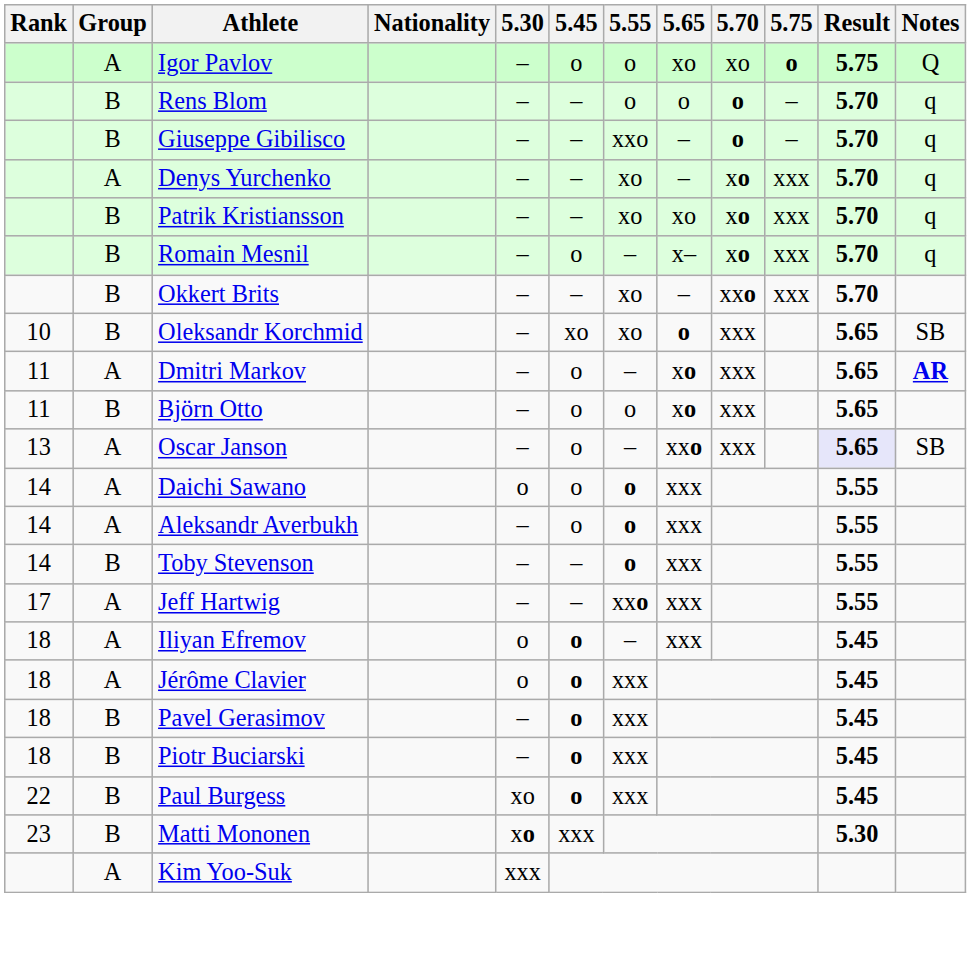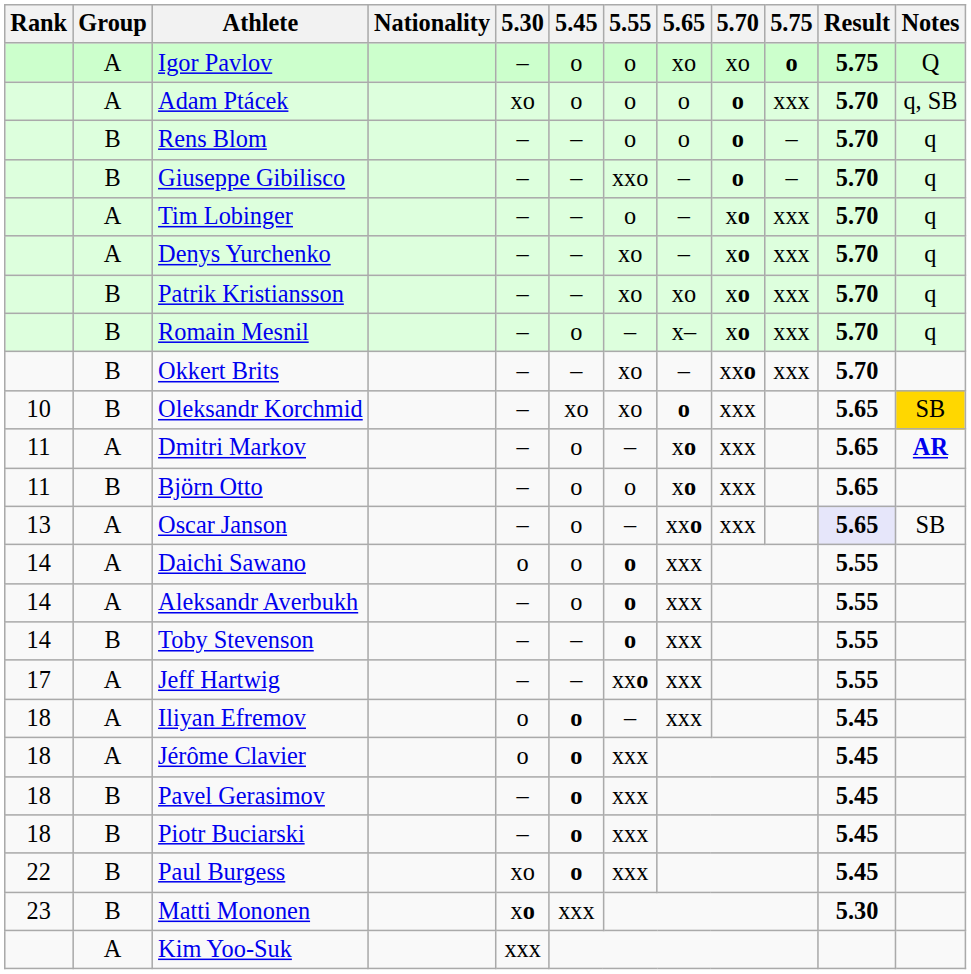+ row: (223, 100)
+ row: (226, 216)
(930, 332) no background -> (930, 409) gold background
